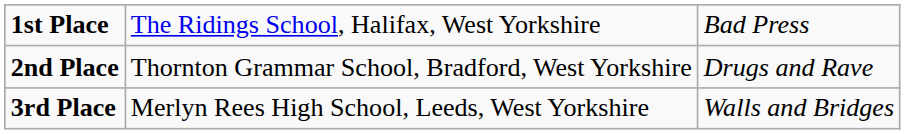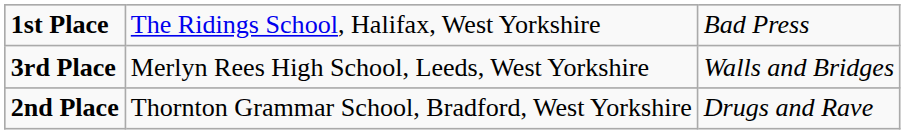rows swapped: (65, 66) <-> (63, 107)
